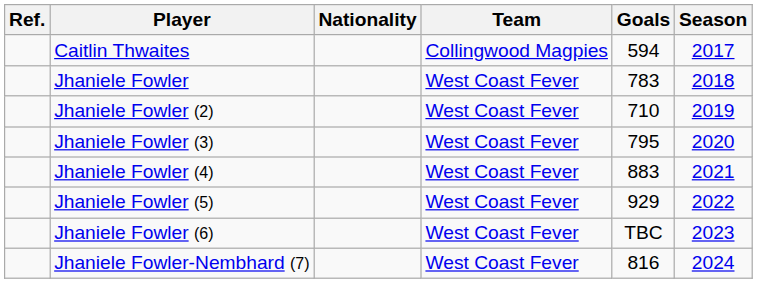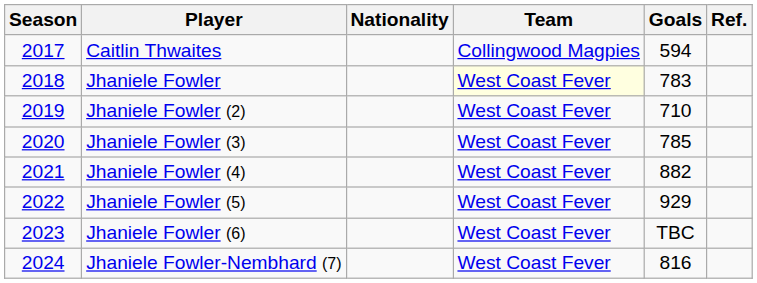columns swapped: (713, 19) <-> (27, 19)
(502, 80) no background -> (534, 80) lightyellow background
(643, 141) 795 -> (675, 141) 785
(643, 171) 883 -> (675, 171) 882
